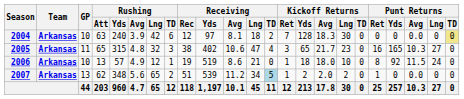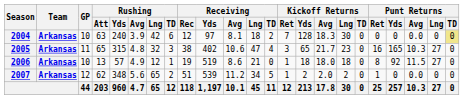(346, 62) 10 -> (346, 62) 18
(436, 62) 24 -> (436, 62) 27
(85, 75) 13 -> (85, 75) 12
(271, 75) lightblue background -> (271, 75) no background
